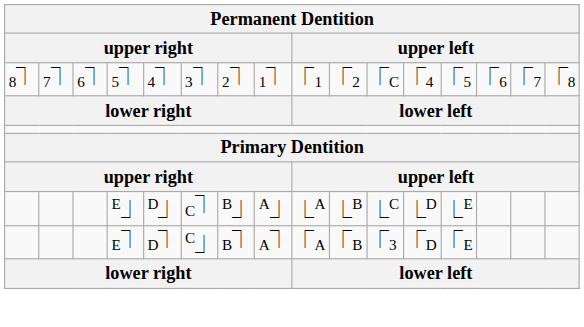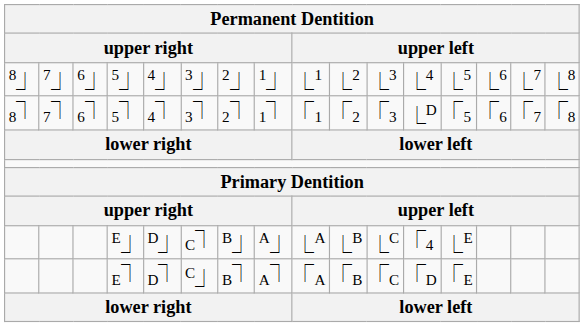+ row: (124, 79)
(385, 79) ⎾C -> (384, 113) ⎾3
(420, 79) ⎾4 -> (422, 113) ⎿D
(422, 208) ⎿D -> (420, 242) ⎾4
(384, 242) ⎾3 -> (385, 276) ⎾C
